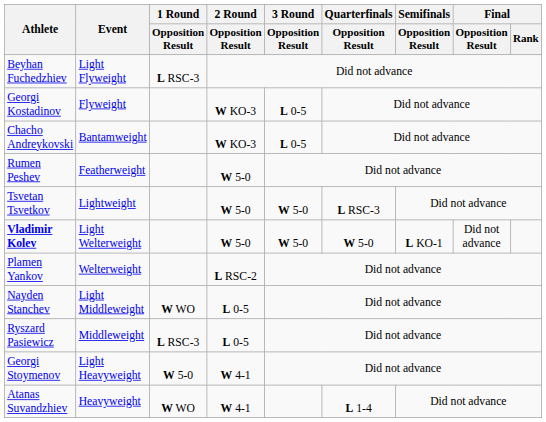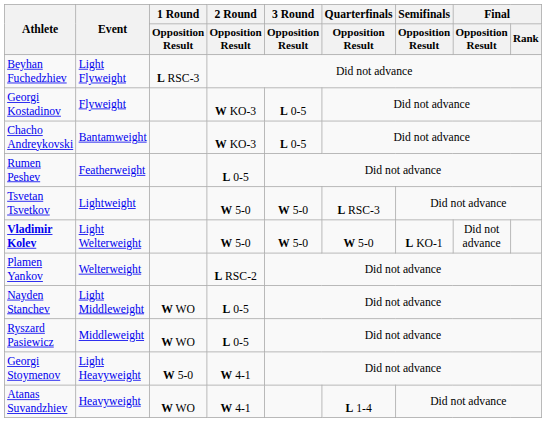(236, 177) W 5-0 -> (236, 177) L 0-5
(178, 342) L RSC-3 -> (178, 342) W WO
